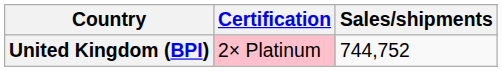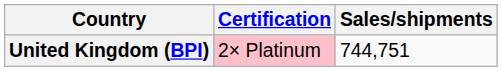(375, 50) 744,752 -> (375, 50) 744,751
